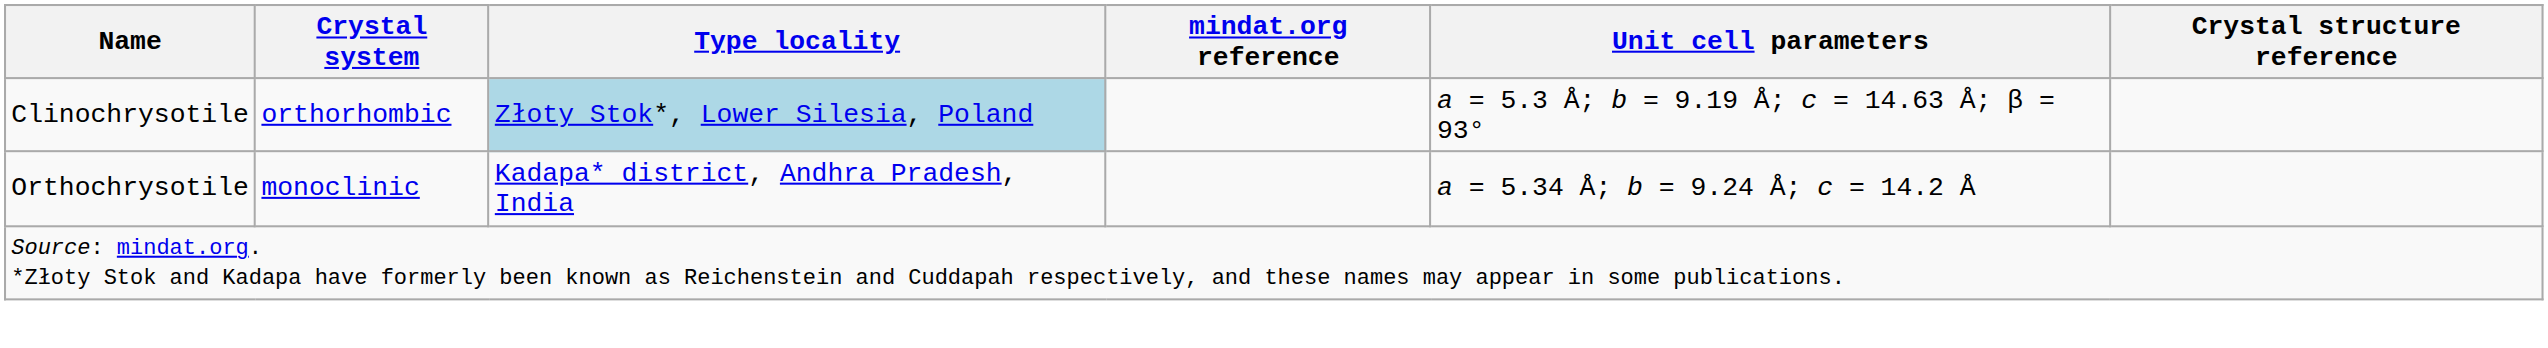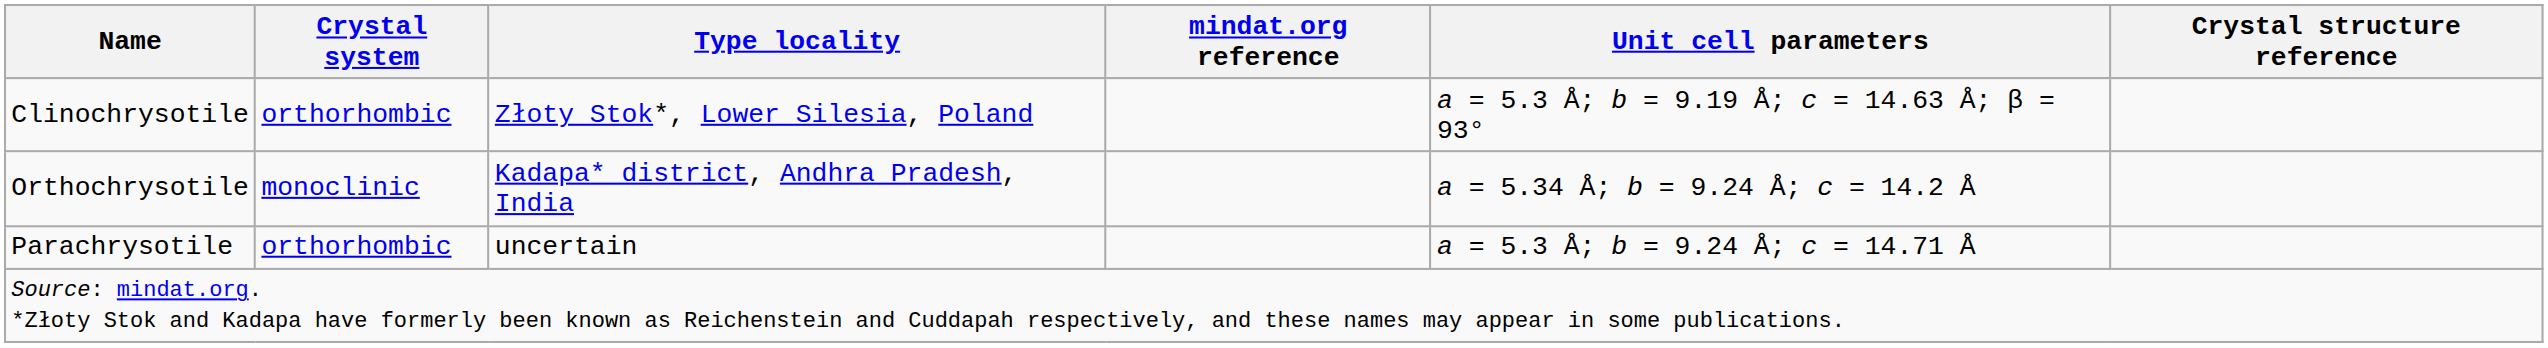(764, 115) lightblue background -> (764, 115) no background
+ row: (122, 247)
